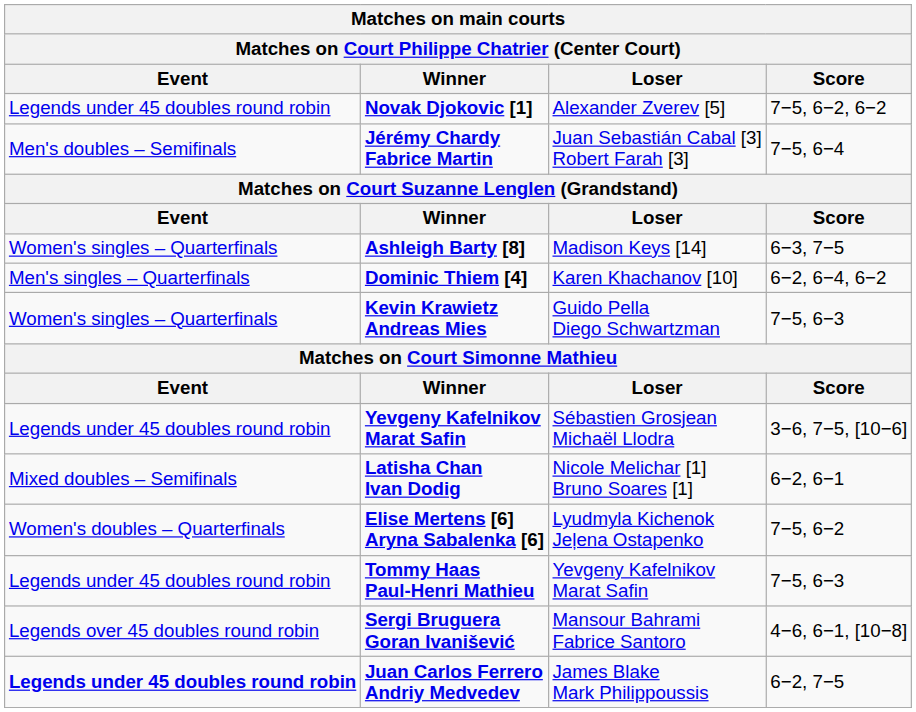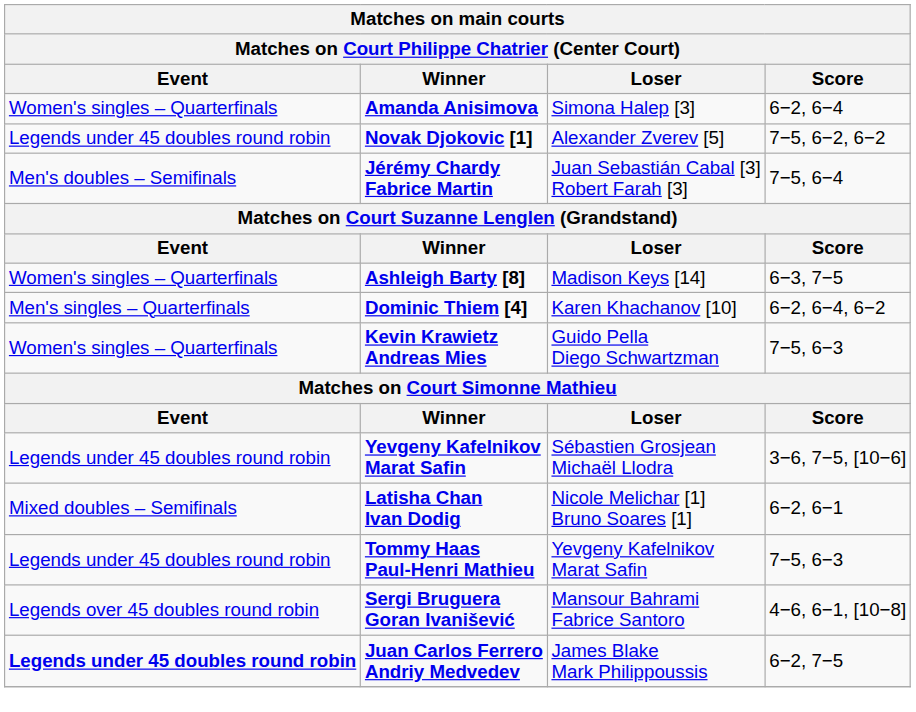+ row: (451, 108)
- row: (454, 529)
